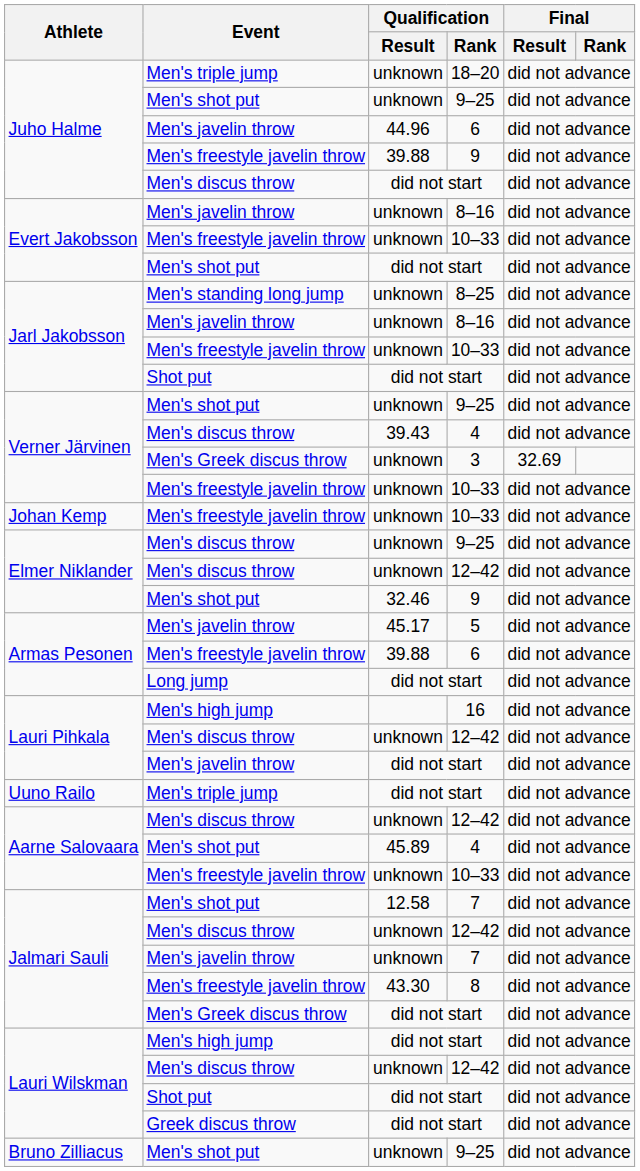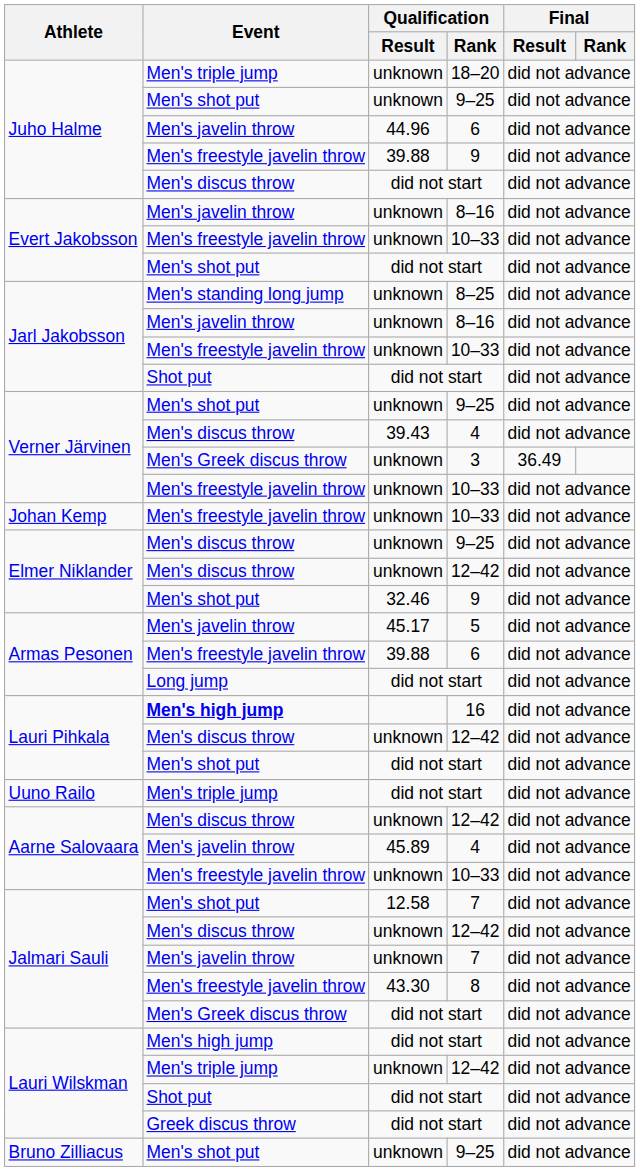(539, 460) 32.69 -> (539, 460) 36.49
(210, 709) normal -> (215, 709) bold
(220, 765) Men's javelin throw -> (203, 765) Men's shot put
(203, 848) Men's shot put -> (220, 848) Men's javelin throw
(220, 1069) Men's discus throw -> (212, 1069) Men's triple jump
